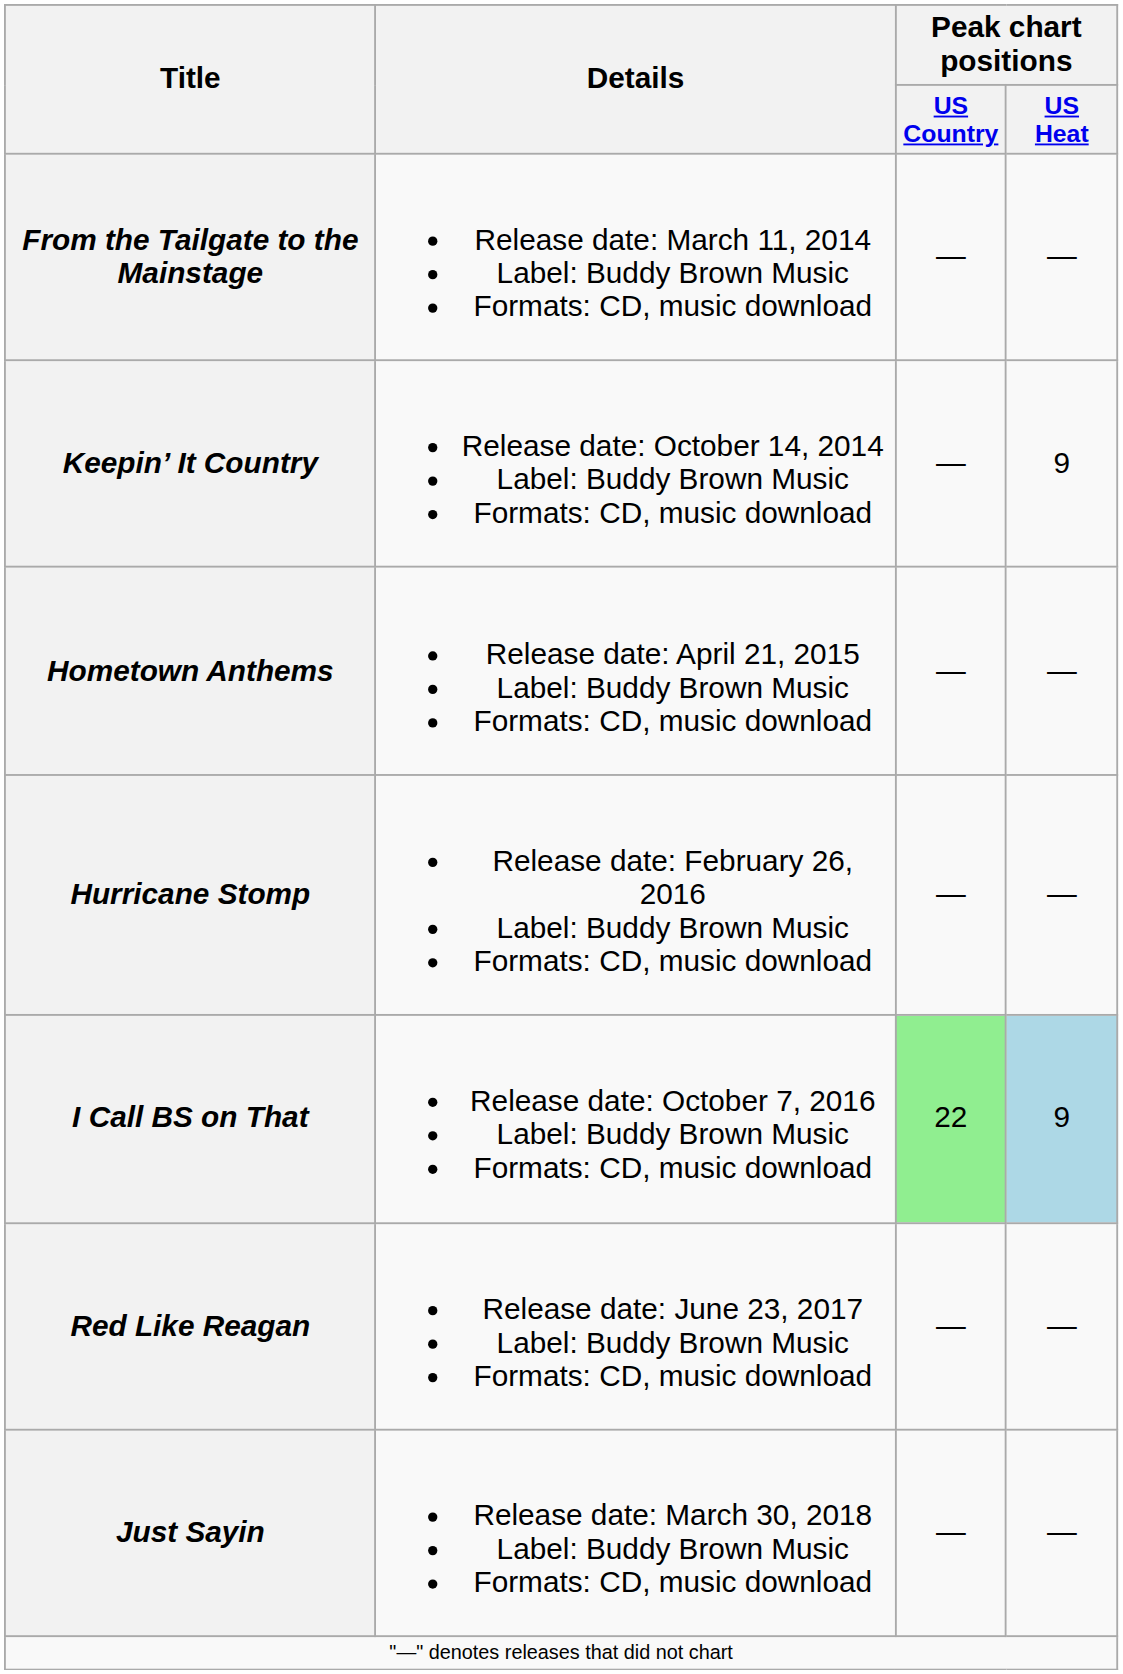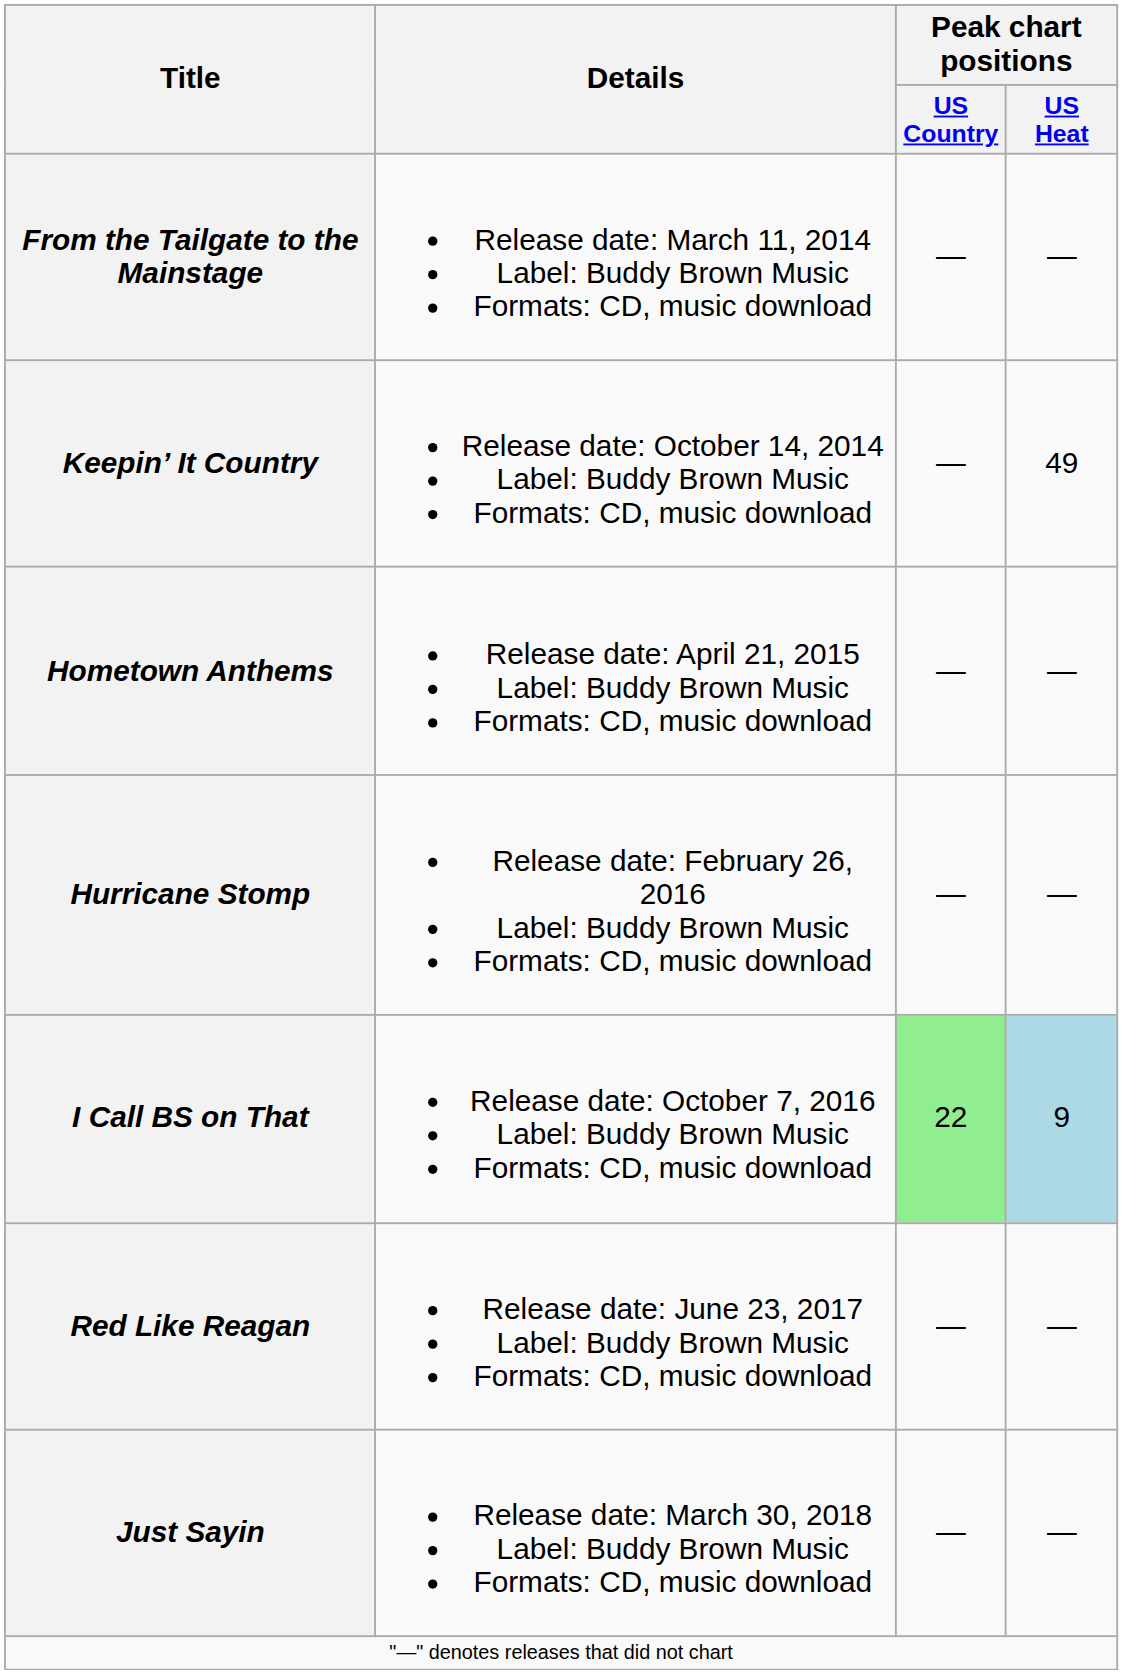(1062, 463) 9 -> (1062, 463) 49
